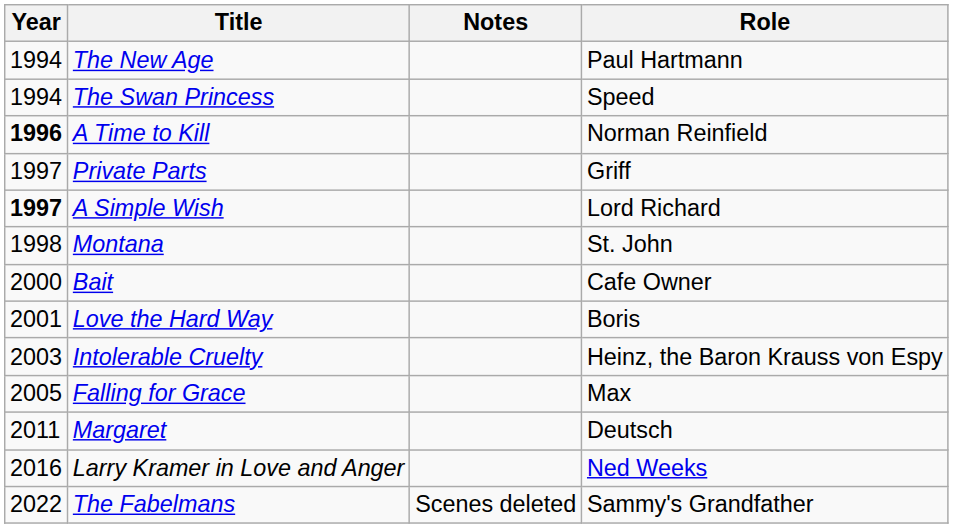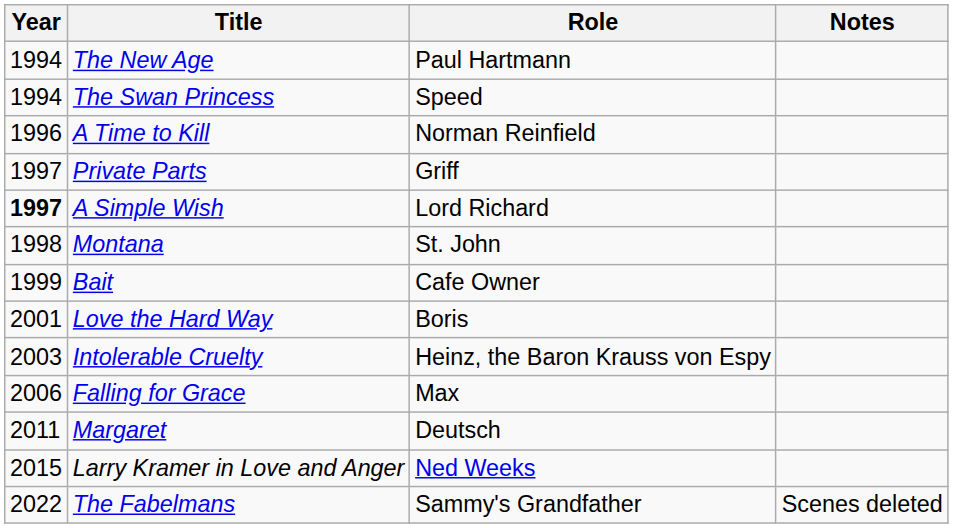columns swapped: (765, 23) <-> (496, 23)
(36, 134) bold -> (36, 134) normal
(36, 282) 2000 -> (36, 282) 1999
(36, 393) 2005 -> (36, 393) 2006
(36, 467) 2016 -> (36, 467) 2015
